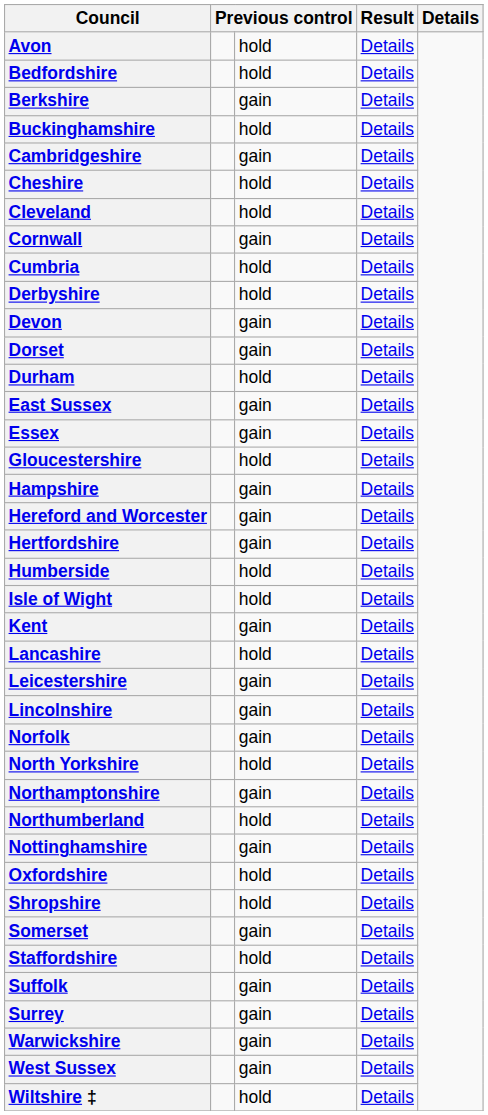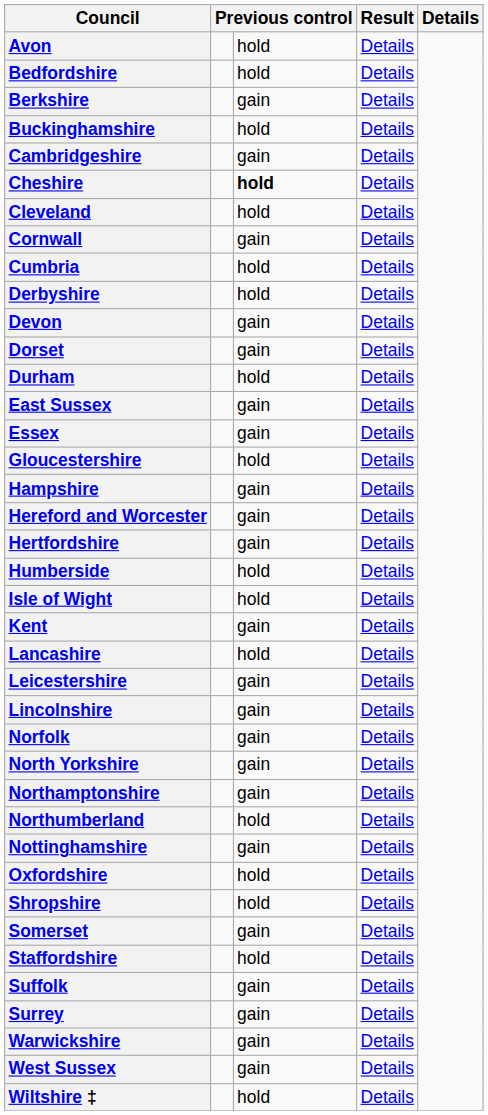(255, 184) normal -> (256, 184) bold
(255, 765) hold -> (254, 765) gain
